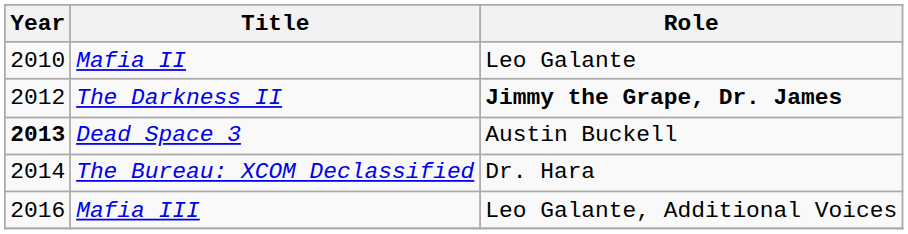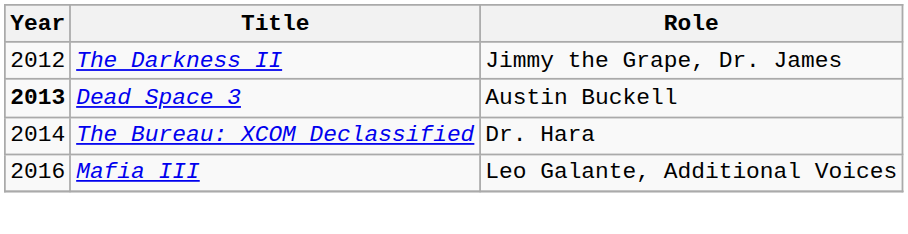- row: (131, 61)
(664, 98) bold -> (664, 61) normal
